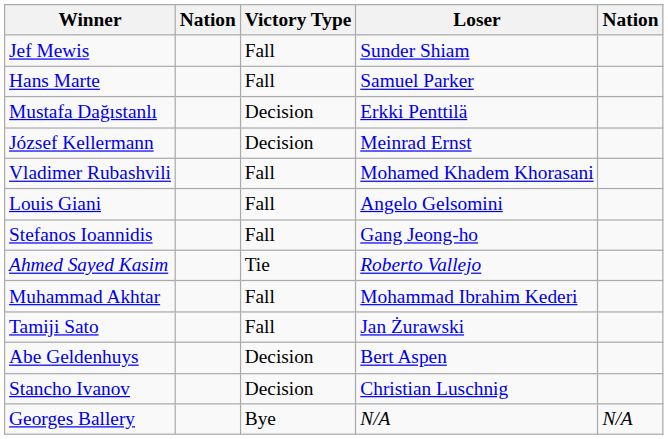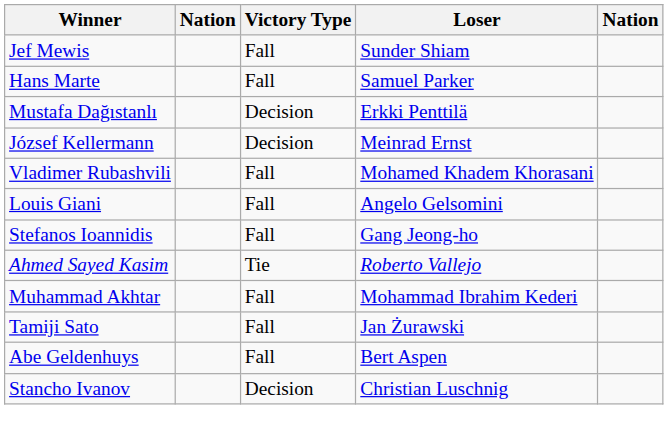(279, 357) Decision -> (260, 357) Fall
- row: (72, 419)
